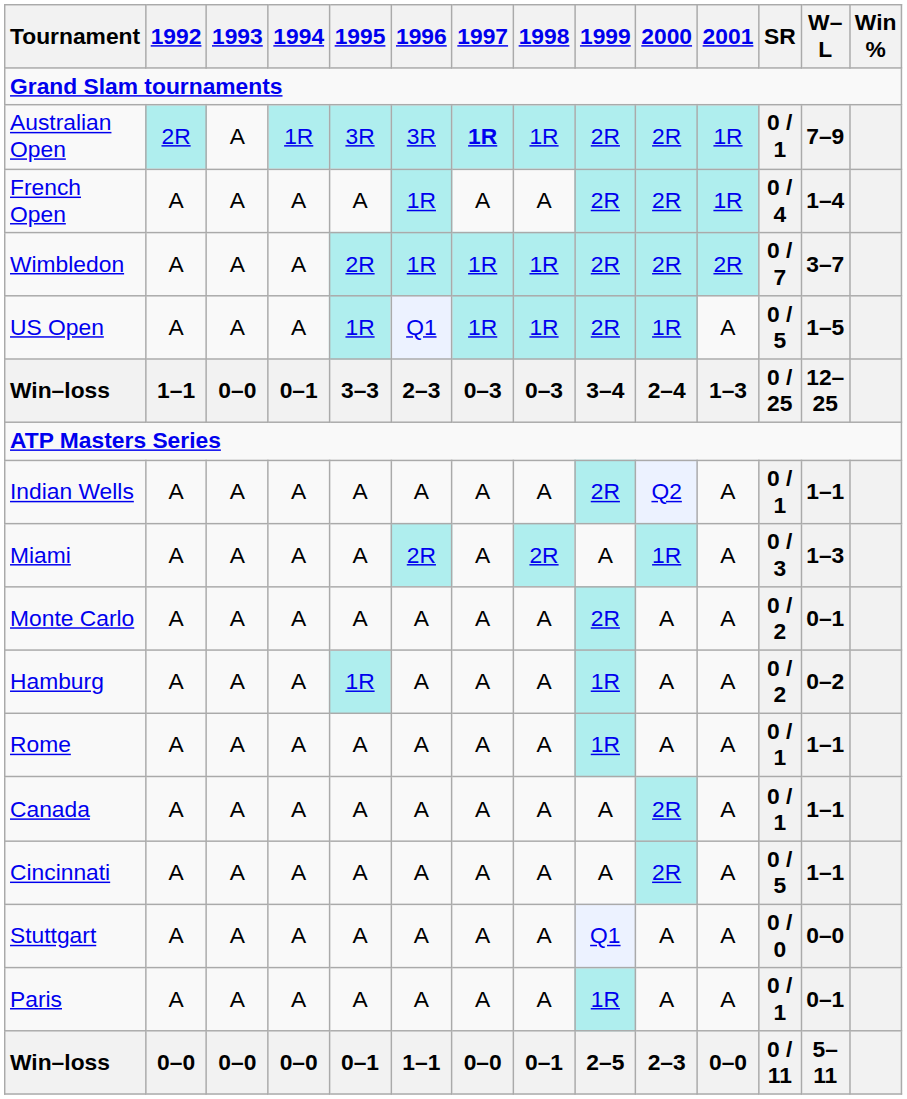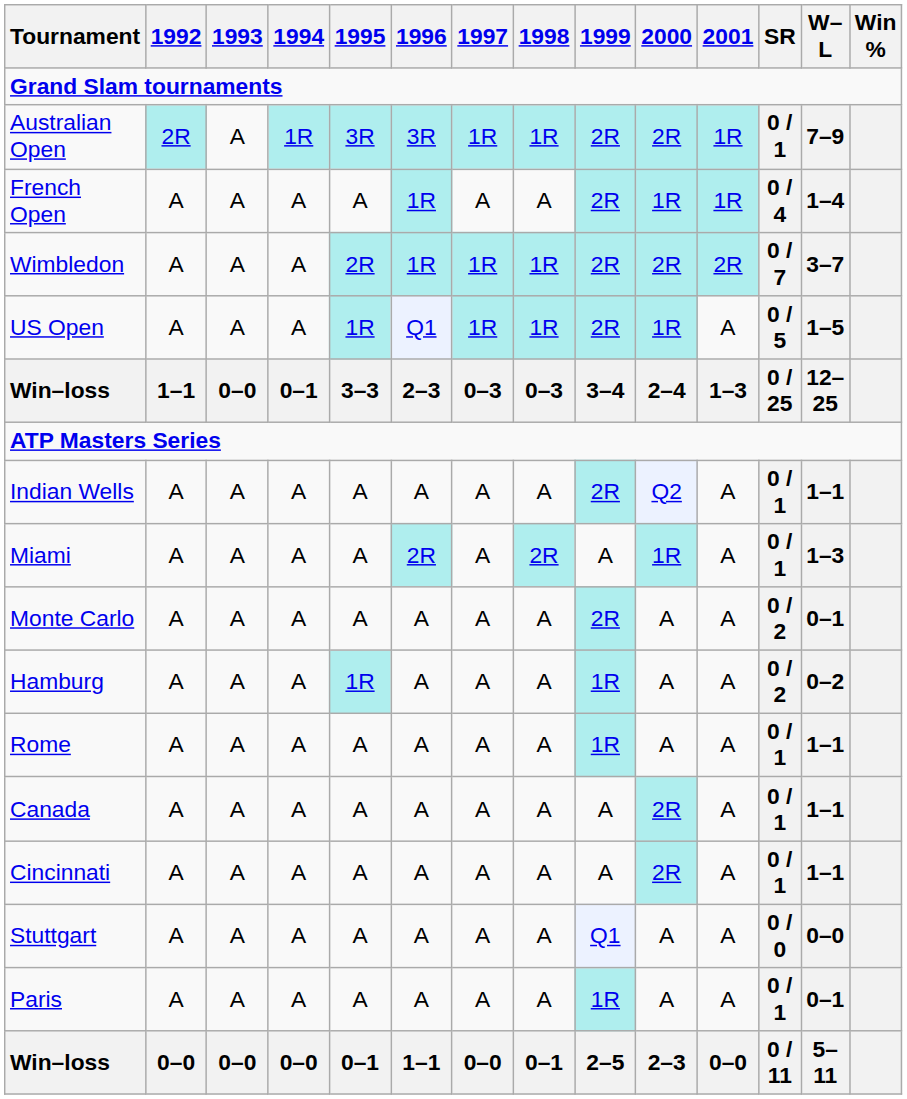(483, 136) bold -> (483, 136) normal
(667, 199) 2R -> (667, 199) 1R
(780, 554) 0 / 3 -> (780, 554) 0 / 1
(780, 871) 0 / 5 -> (780, 871) 0 / 1
